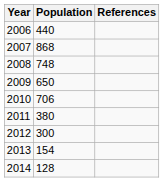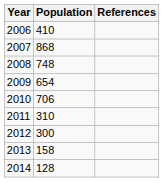(45, 30) 440 -> (45, 30) 410
(45, 82) 650 -> (45, 82) 654
(45, 116) 380 -> (45, 116) 310
(45, 151) 154 -> (45, 151) 158
